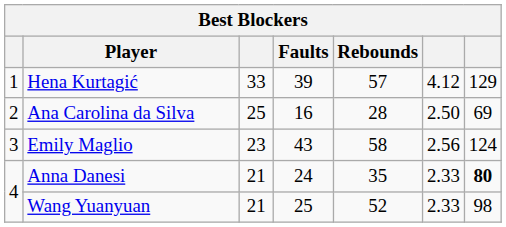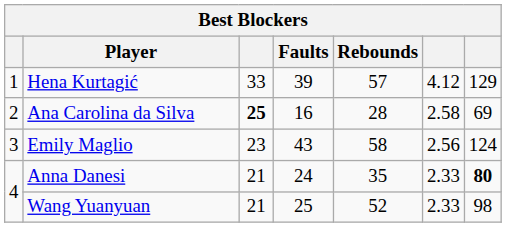(256, 113) normal -> (256, 113) bold
(443, 113) 2.50 -> (443, 113) 2.58
